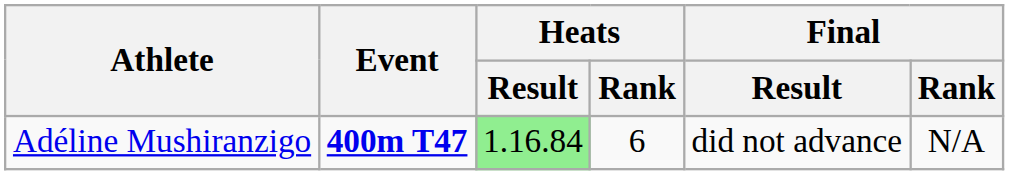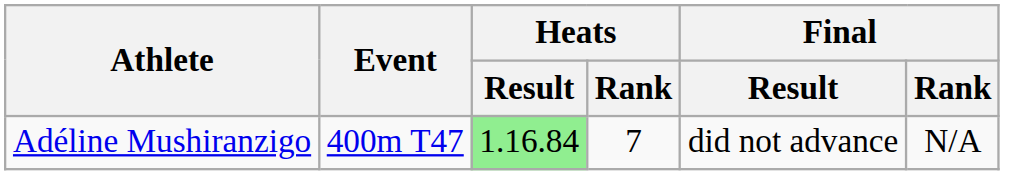(397, 142) bold -> (395, 142) normal
(637, 142) 6 -> (633, 142) 7
